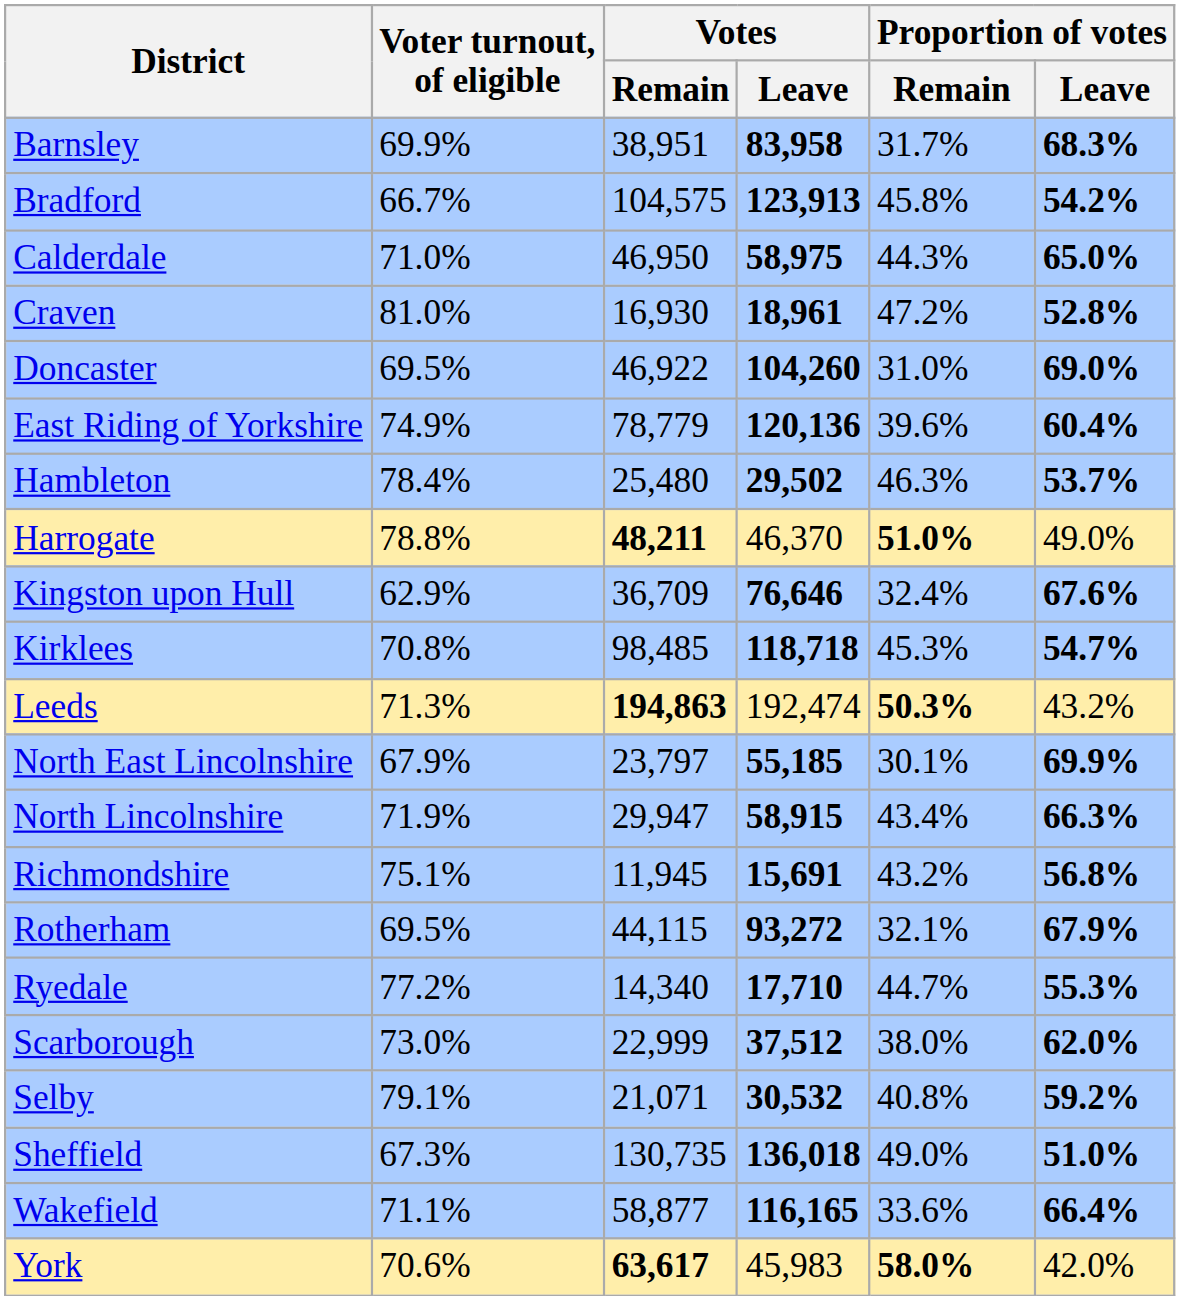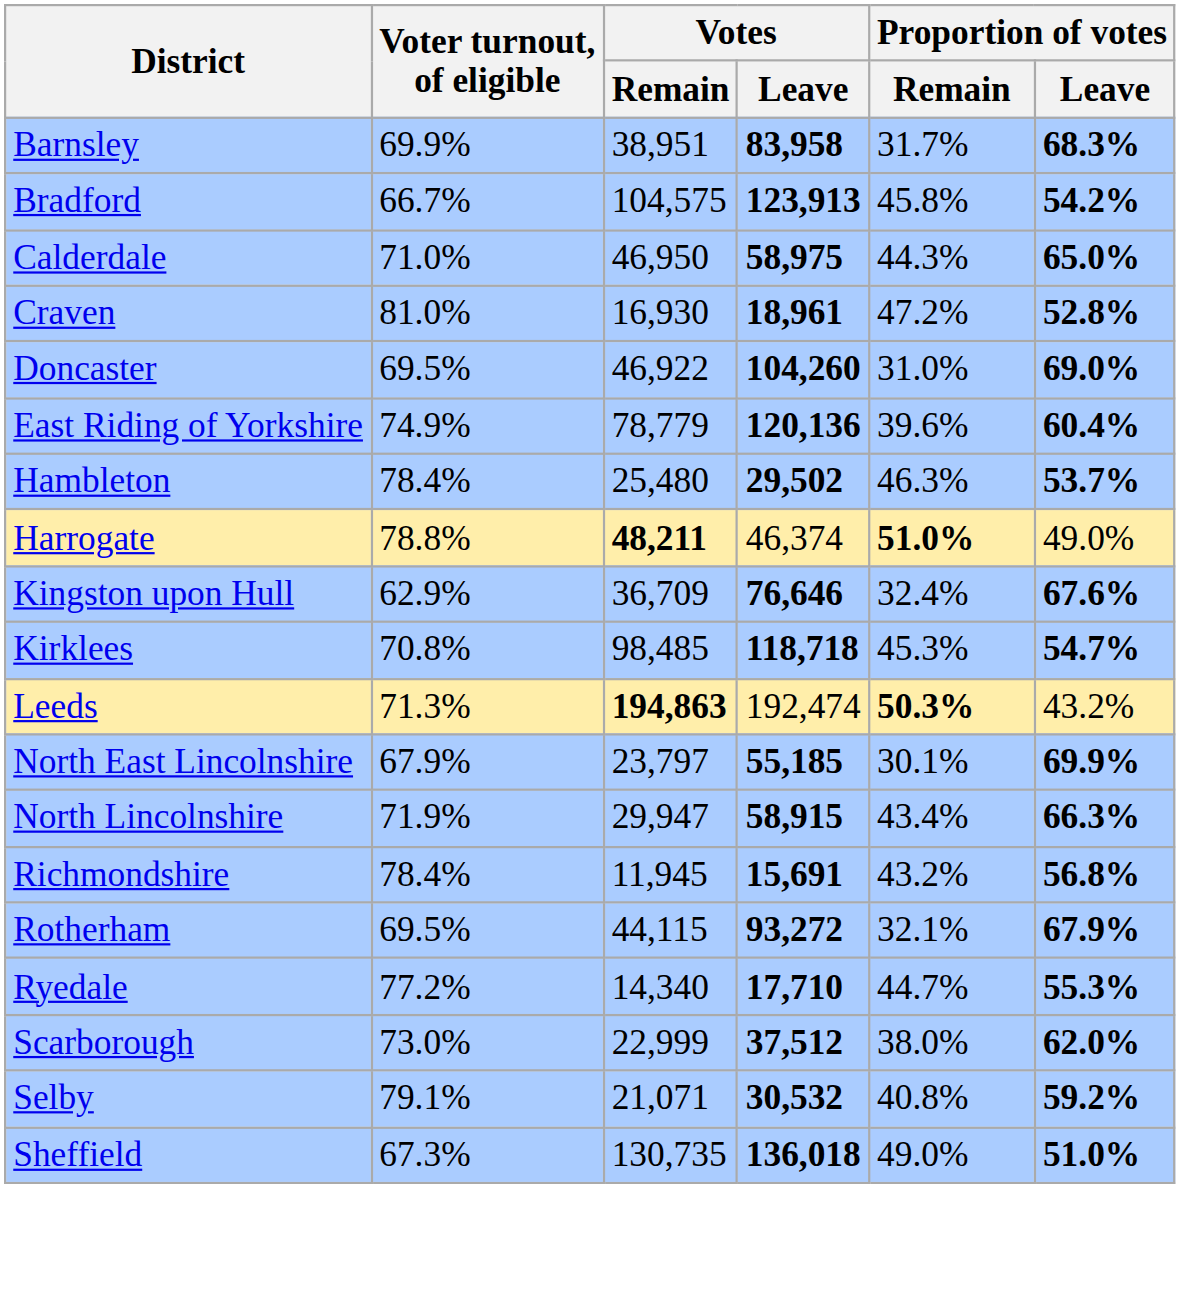(794, 537) 46,370 -> (794, 537) 46,374
(425, 873) 75.1% -> (425, 873) 78.4%
- row: (85, 1210)
- row: (48, 1266)
